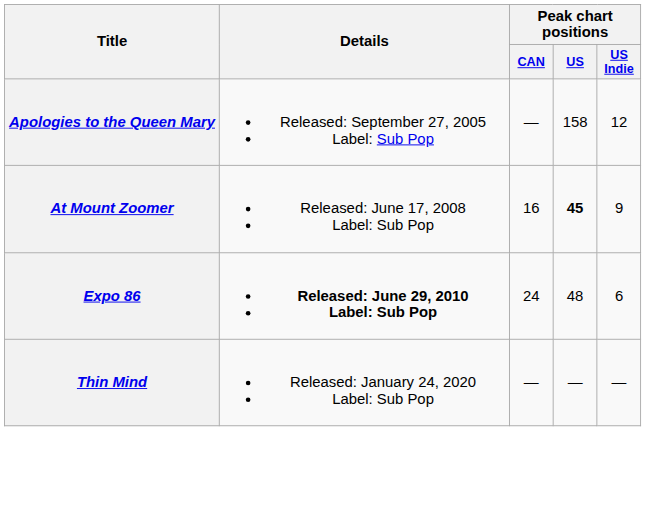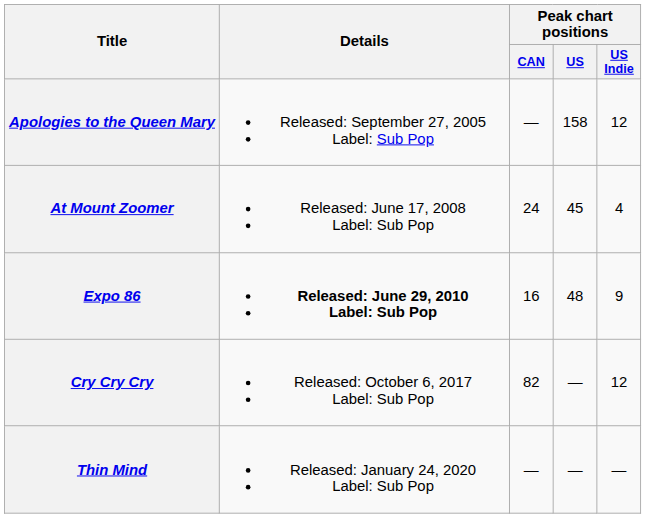(531, 208) 16 -> (531, 208) 24
(575, 208) bold -> (575, 208) normal
(619, 208) 9 -> (619, 208) 4
(531, 295) 24 -> (531, 295) 16
(619, 295) 6 -> (619, 295) 9
+ row: (112, 382)
